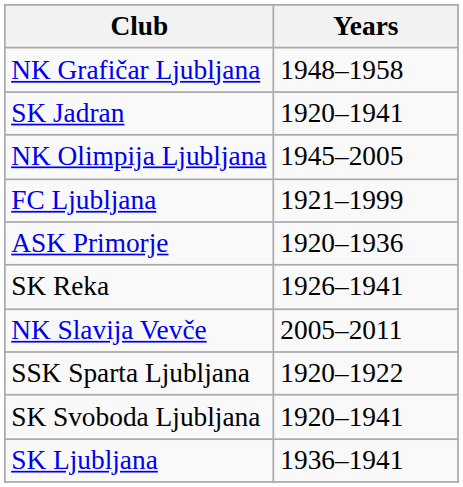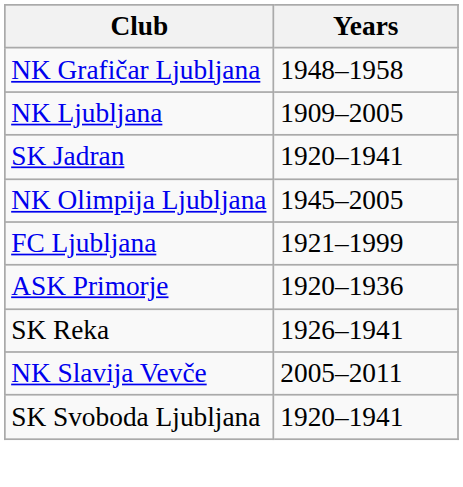+ row: (87, 112)
- row: (130, 373)
- row: (84, 460)
